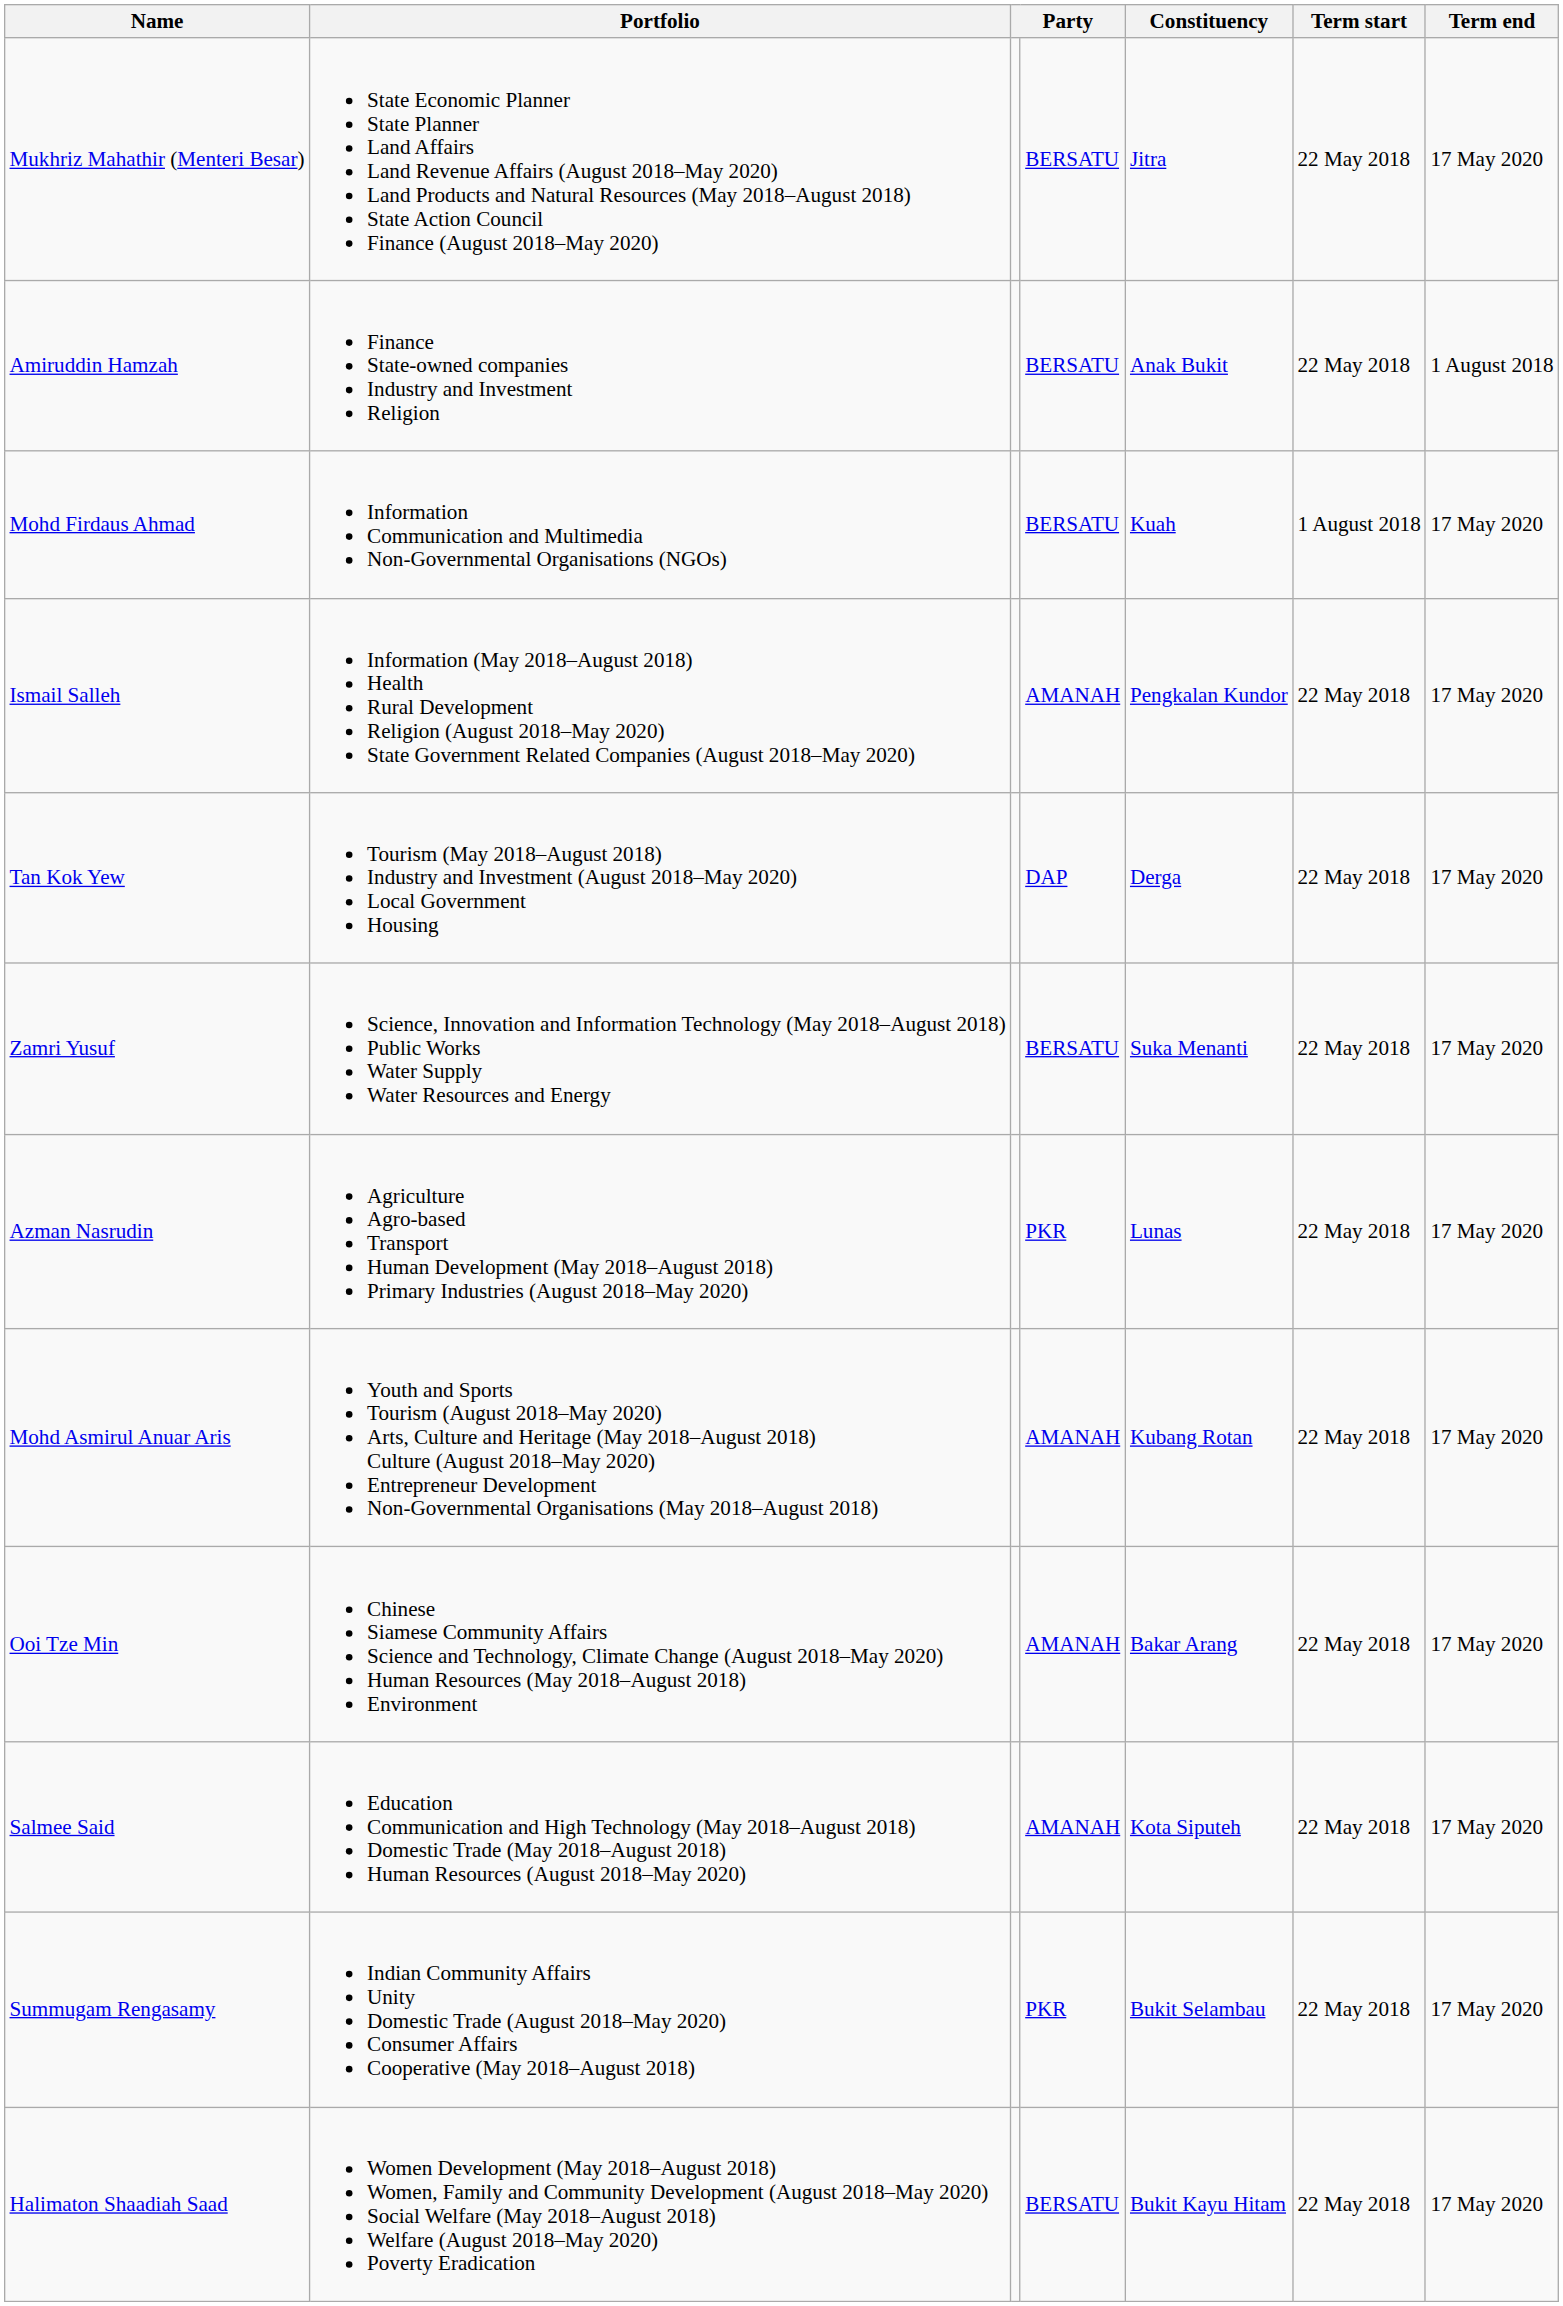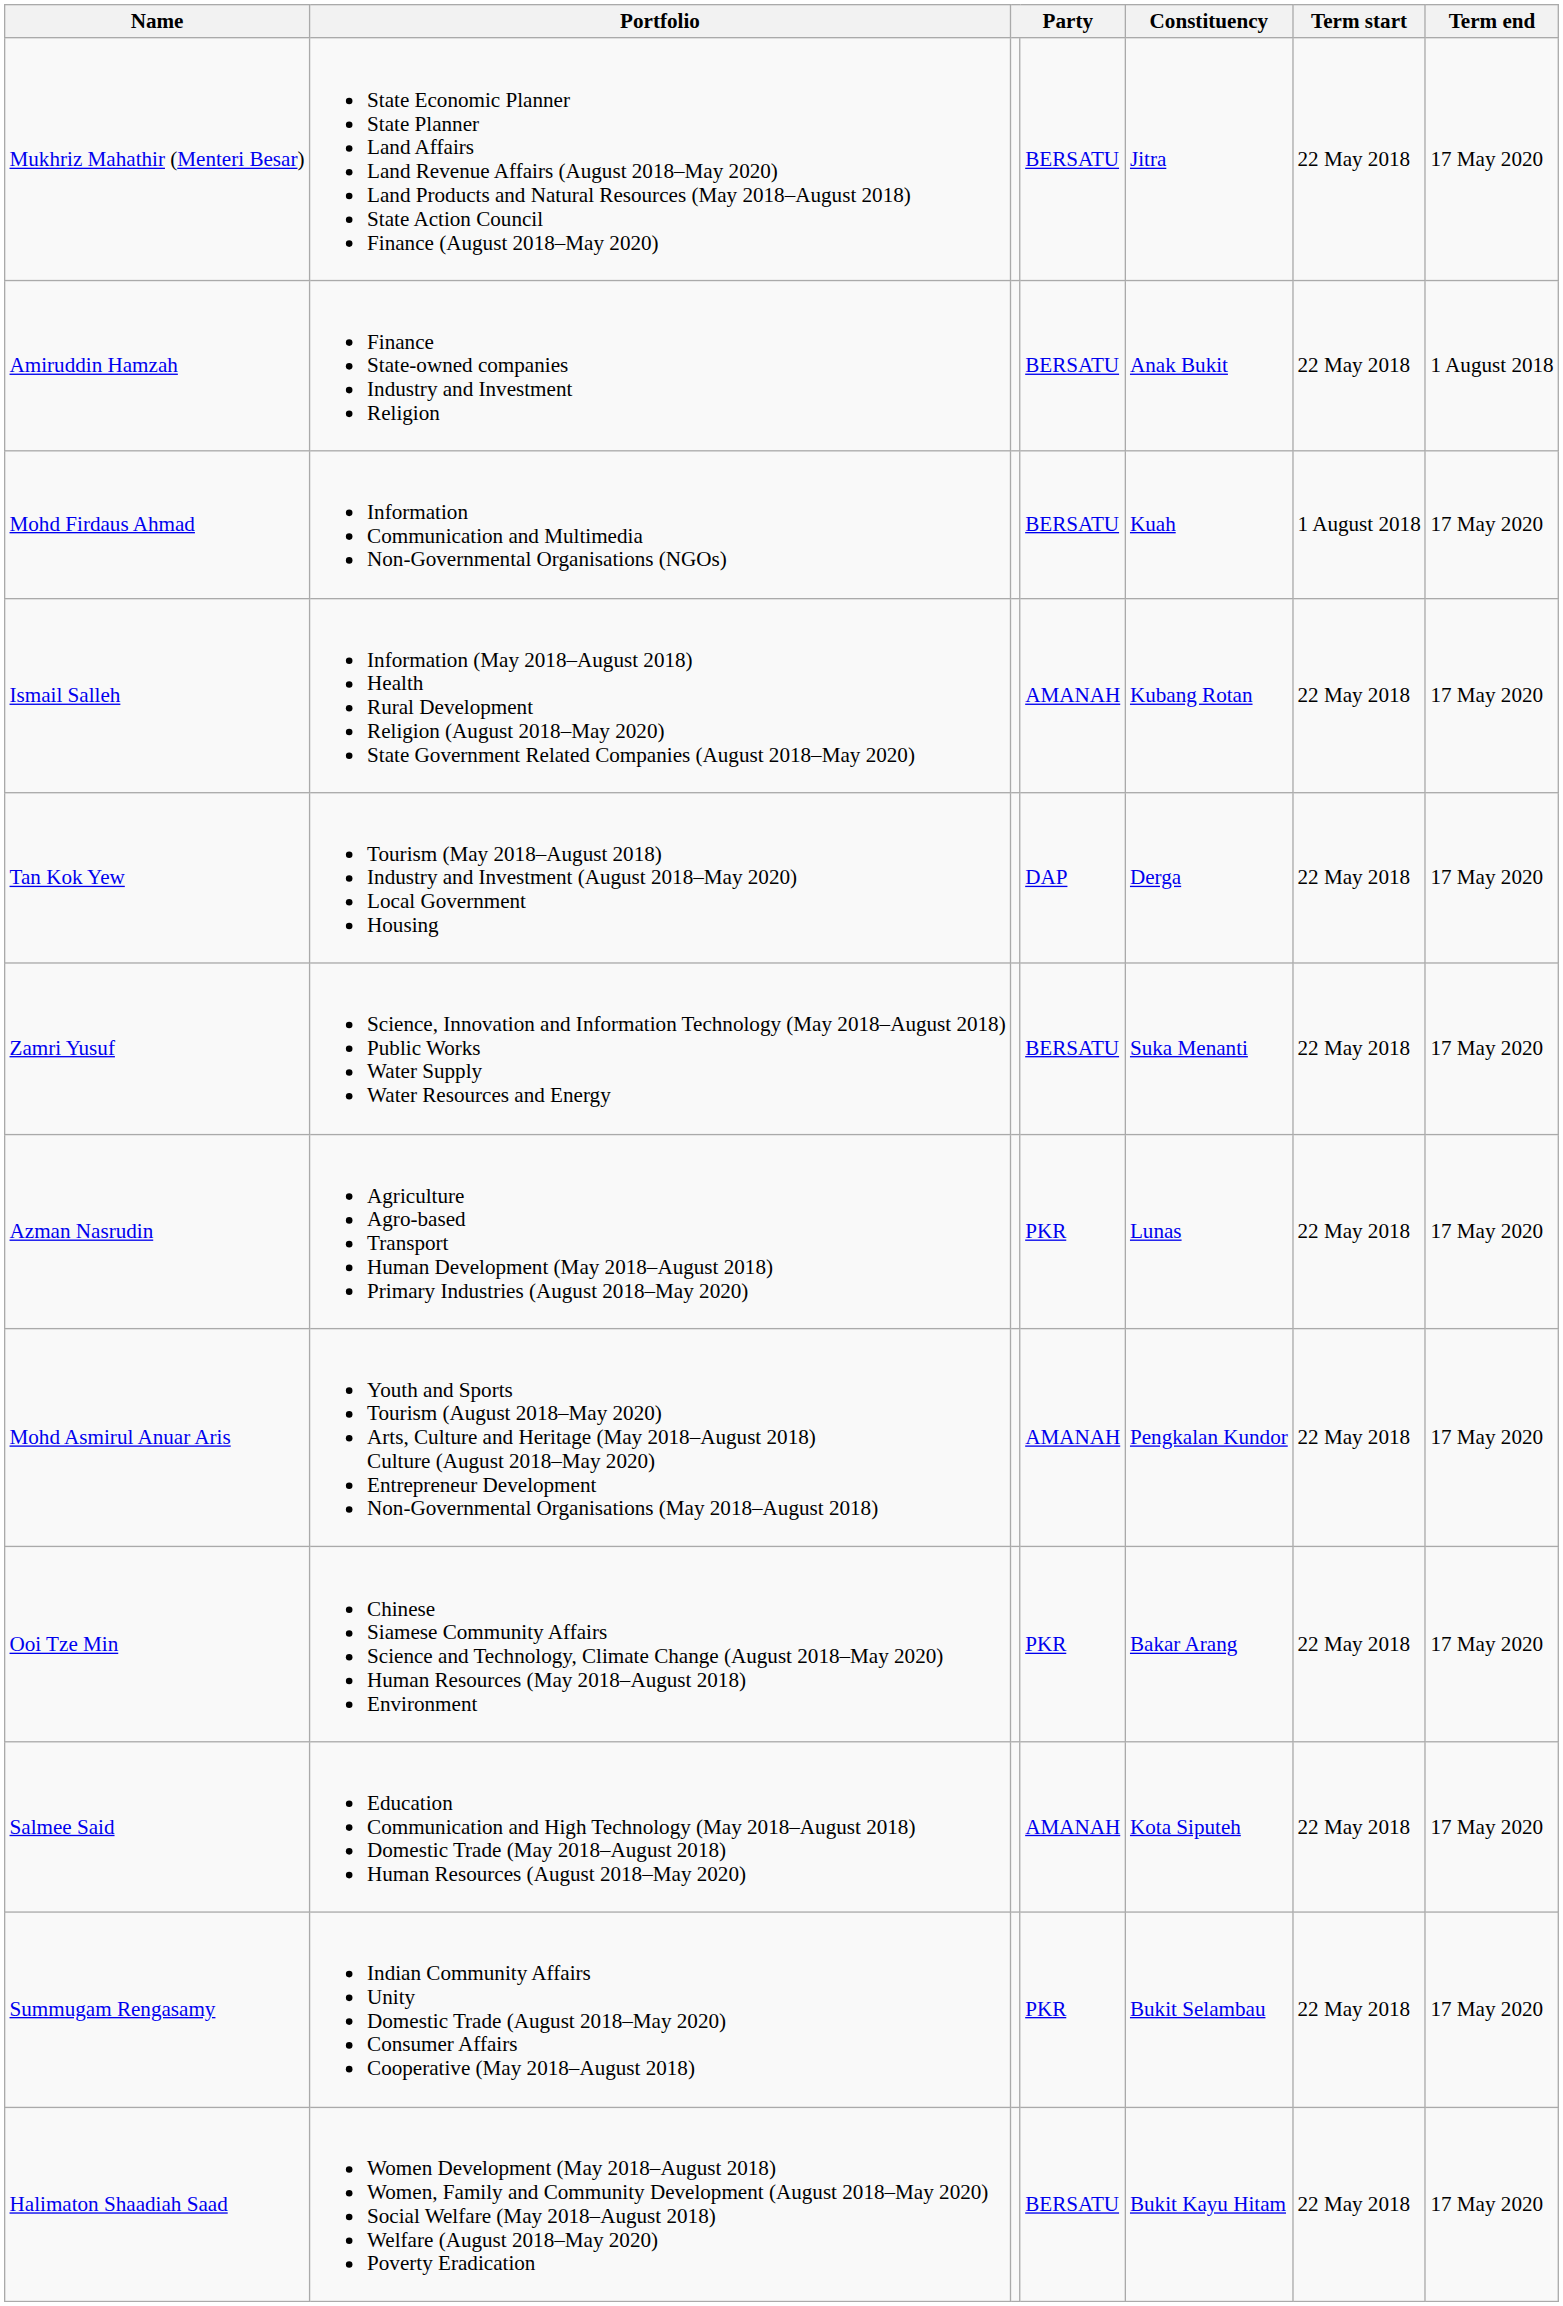(1209, 695) Pengkalan Kundor -> (1191, 695) Kubang Rotan
(1191, 1437) Kubang Rotan -> (1209, 1437) Pengkalan Kundor
(1073, 1644) AMANAH -> (1046, 1644) PKR
